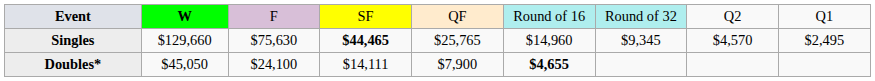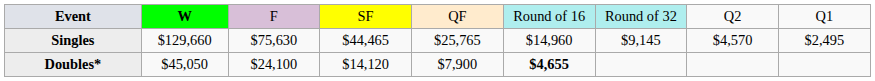(366, 40) bold -> (366, 40) normal
(641, 40) $9,345 -> (641, 40) $9,145
(366, 64) $14,111 -> (366, 64) $14,120
